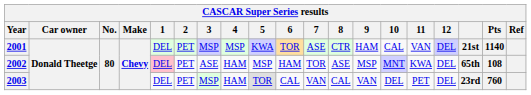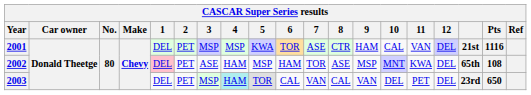(495, 47) 1140 -> (494, 47) 1116
(235, 81) no background -> (235, 81) paleturquoise background
(495, 81) 760 -> (494, 81) 650
